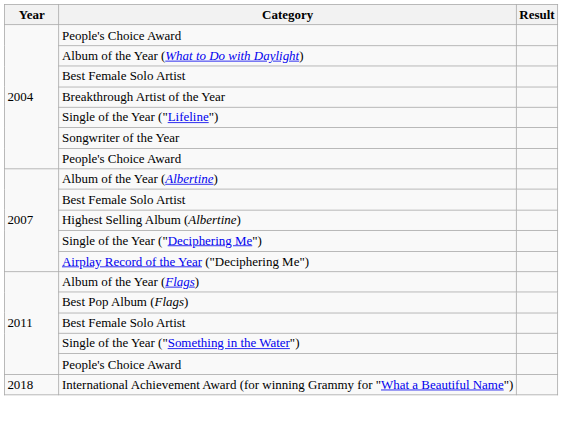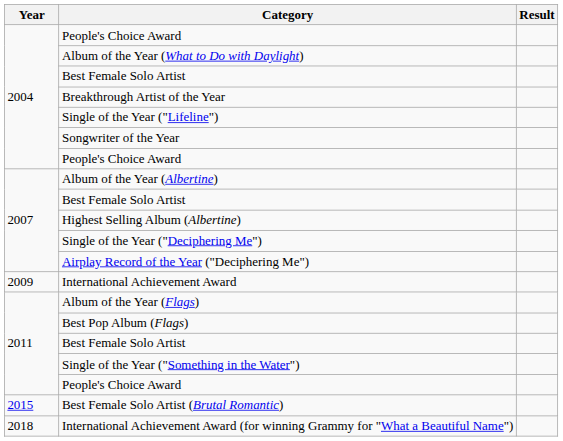+ row: (20, 281)
+ row: (20, 405)
